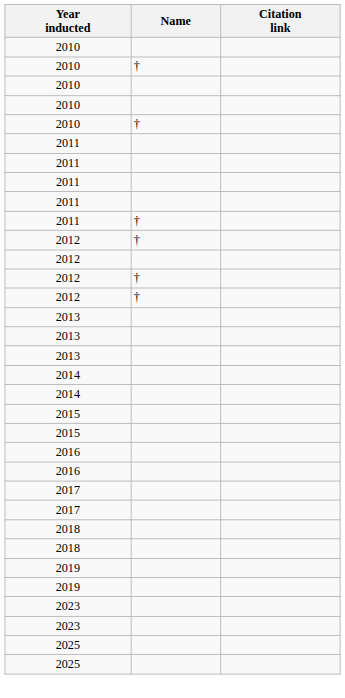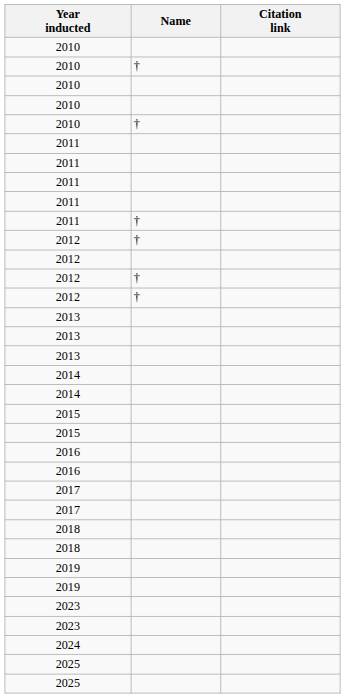+ row: (68, 645)
